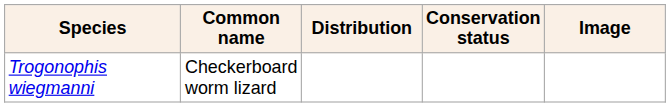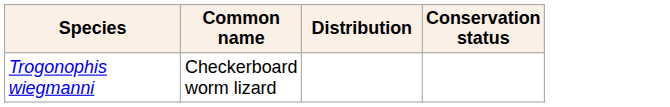- column: (605, 28)
